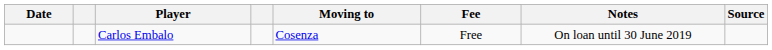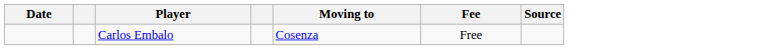- column: (623, 14)
